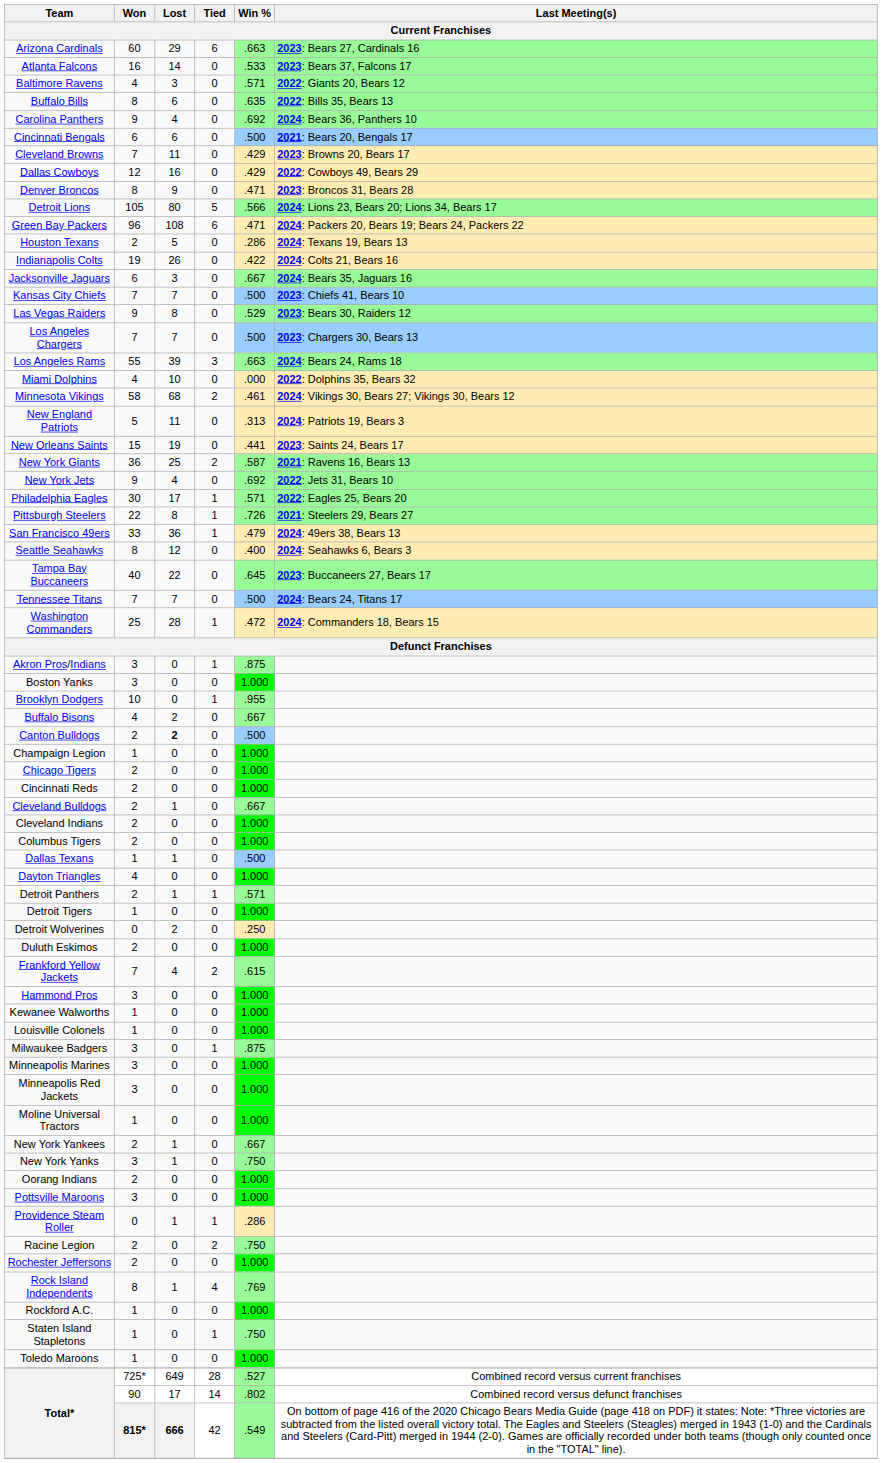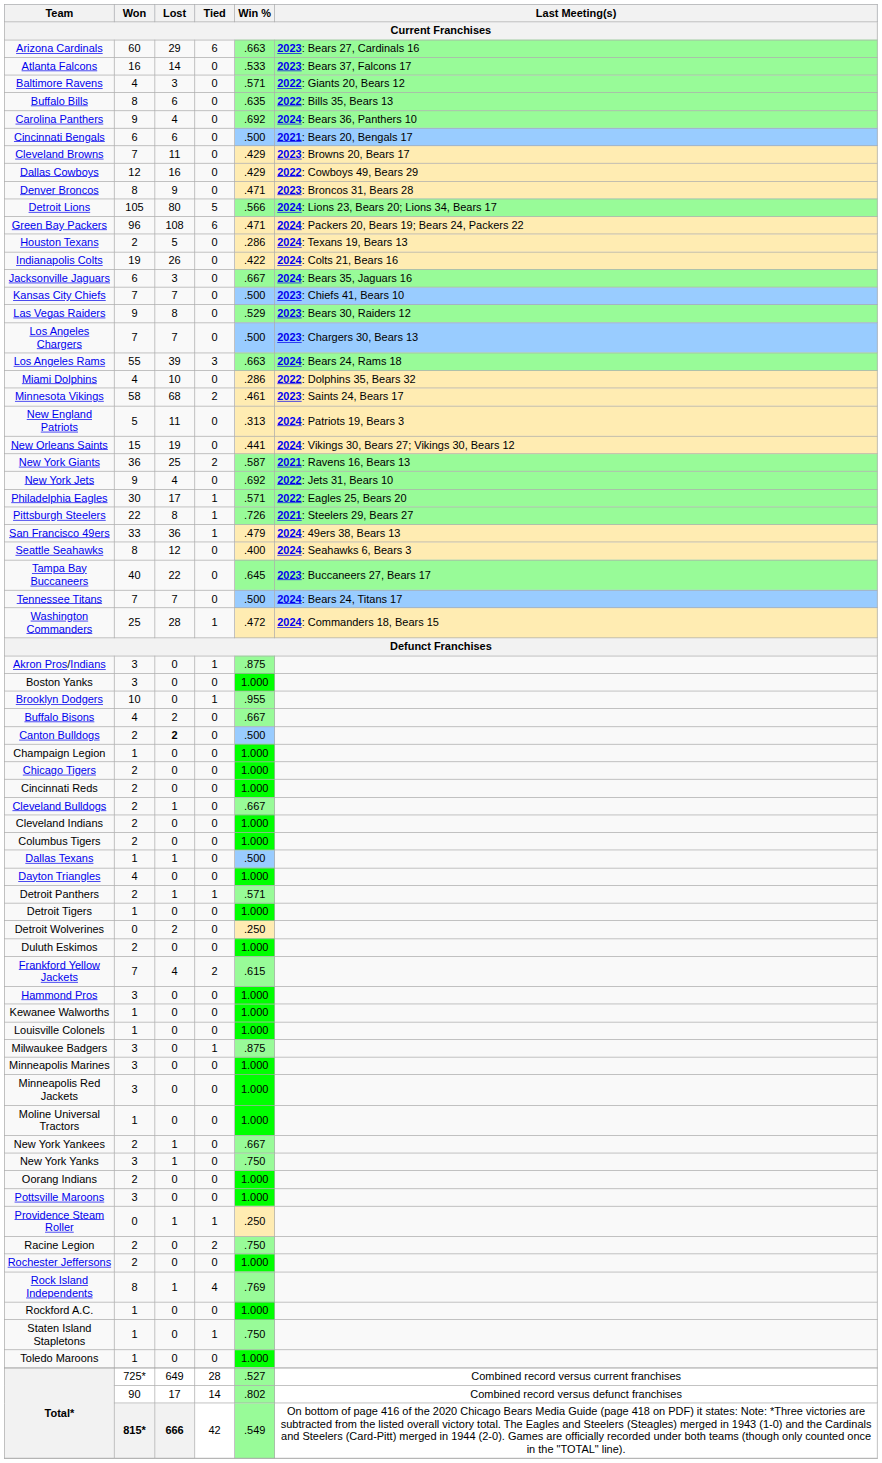(255, 379) .000 -> (255, 379) .286
(396, 396) 2024: Vikings 30, Bears 27; Vikings 30, Bears 12 -> (340, 396) 2023: Saints 24, Bears 17
(340, 444) 2023: Saints 24, Bears 17 -> (396, 444) 2024: Vikings 30, Bears 27; Vikings 30, Bears 12
(255, 1221) .286 -> (255, 1221) .250
